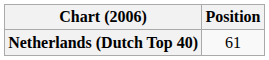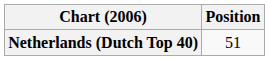(233, 42) 61 -> (233, 42) 51
